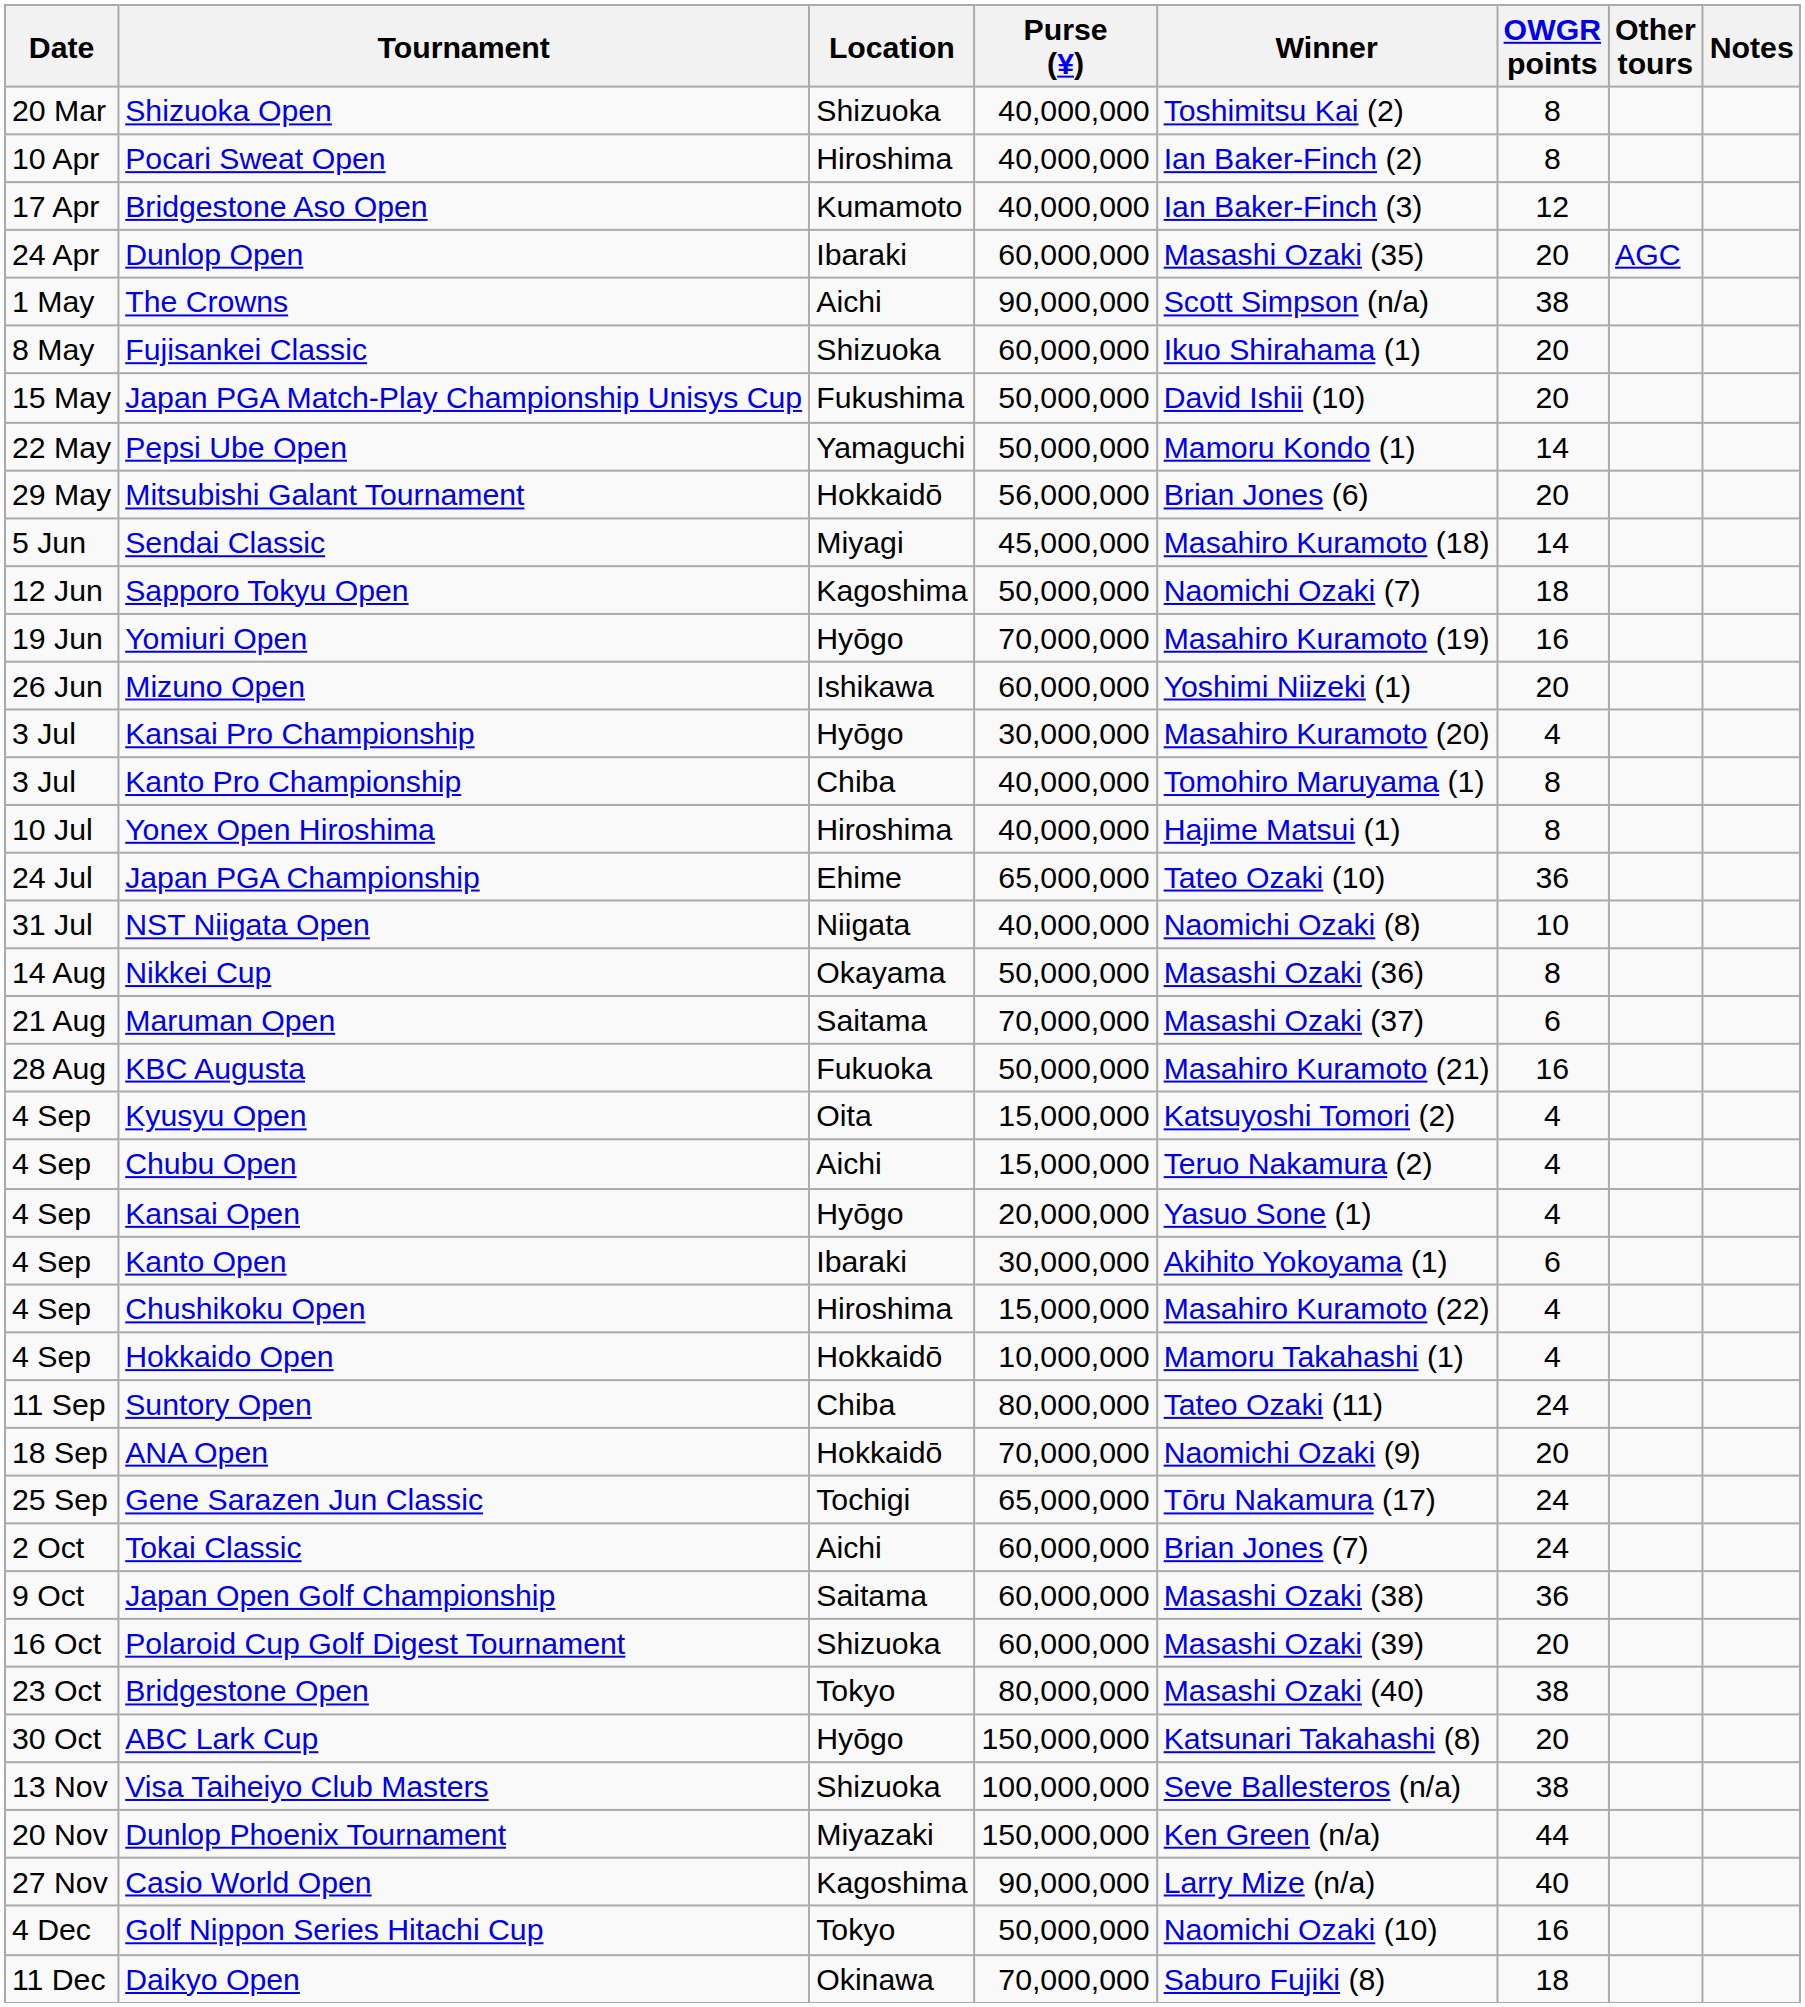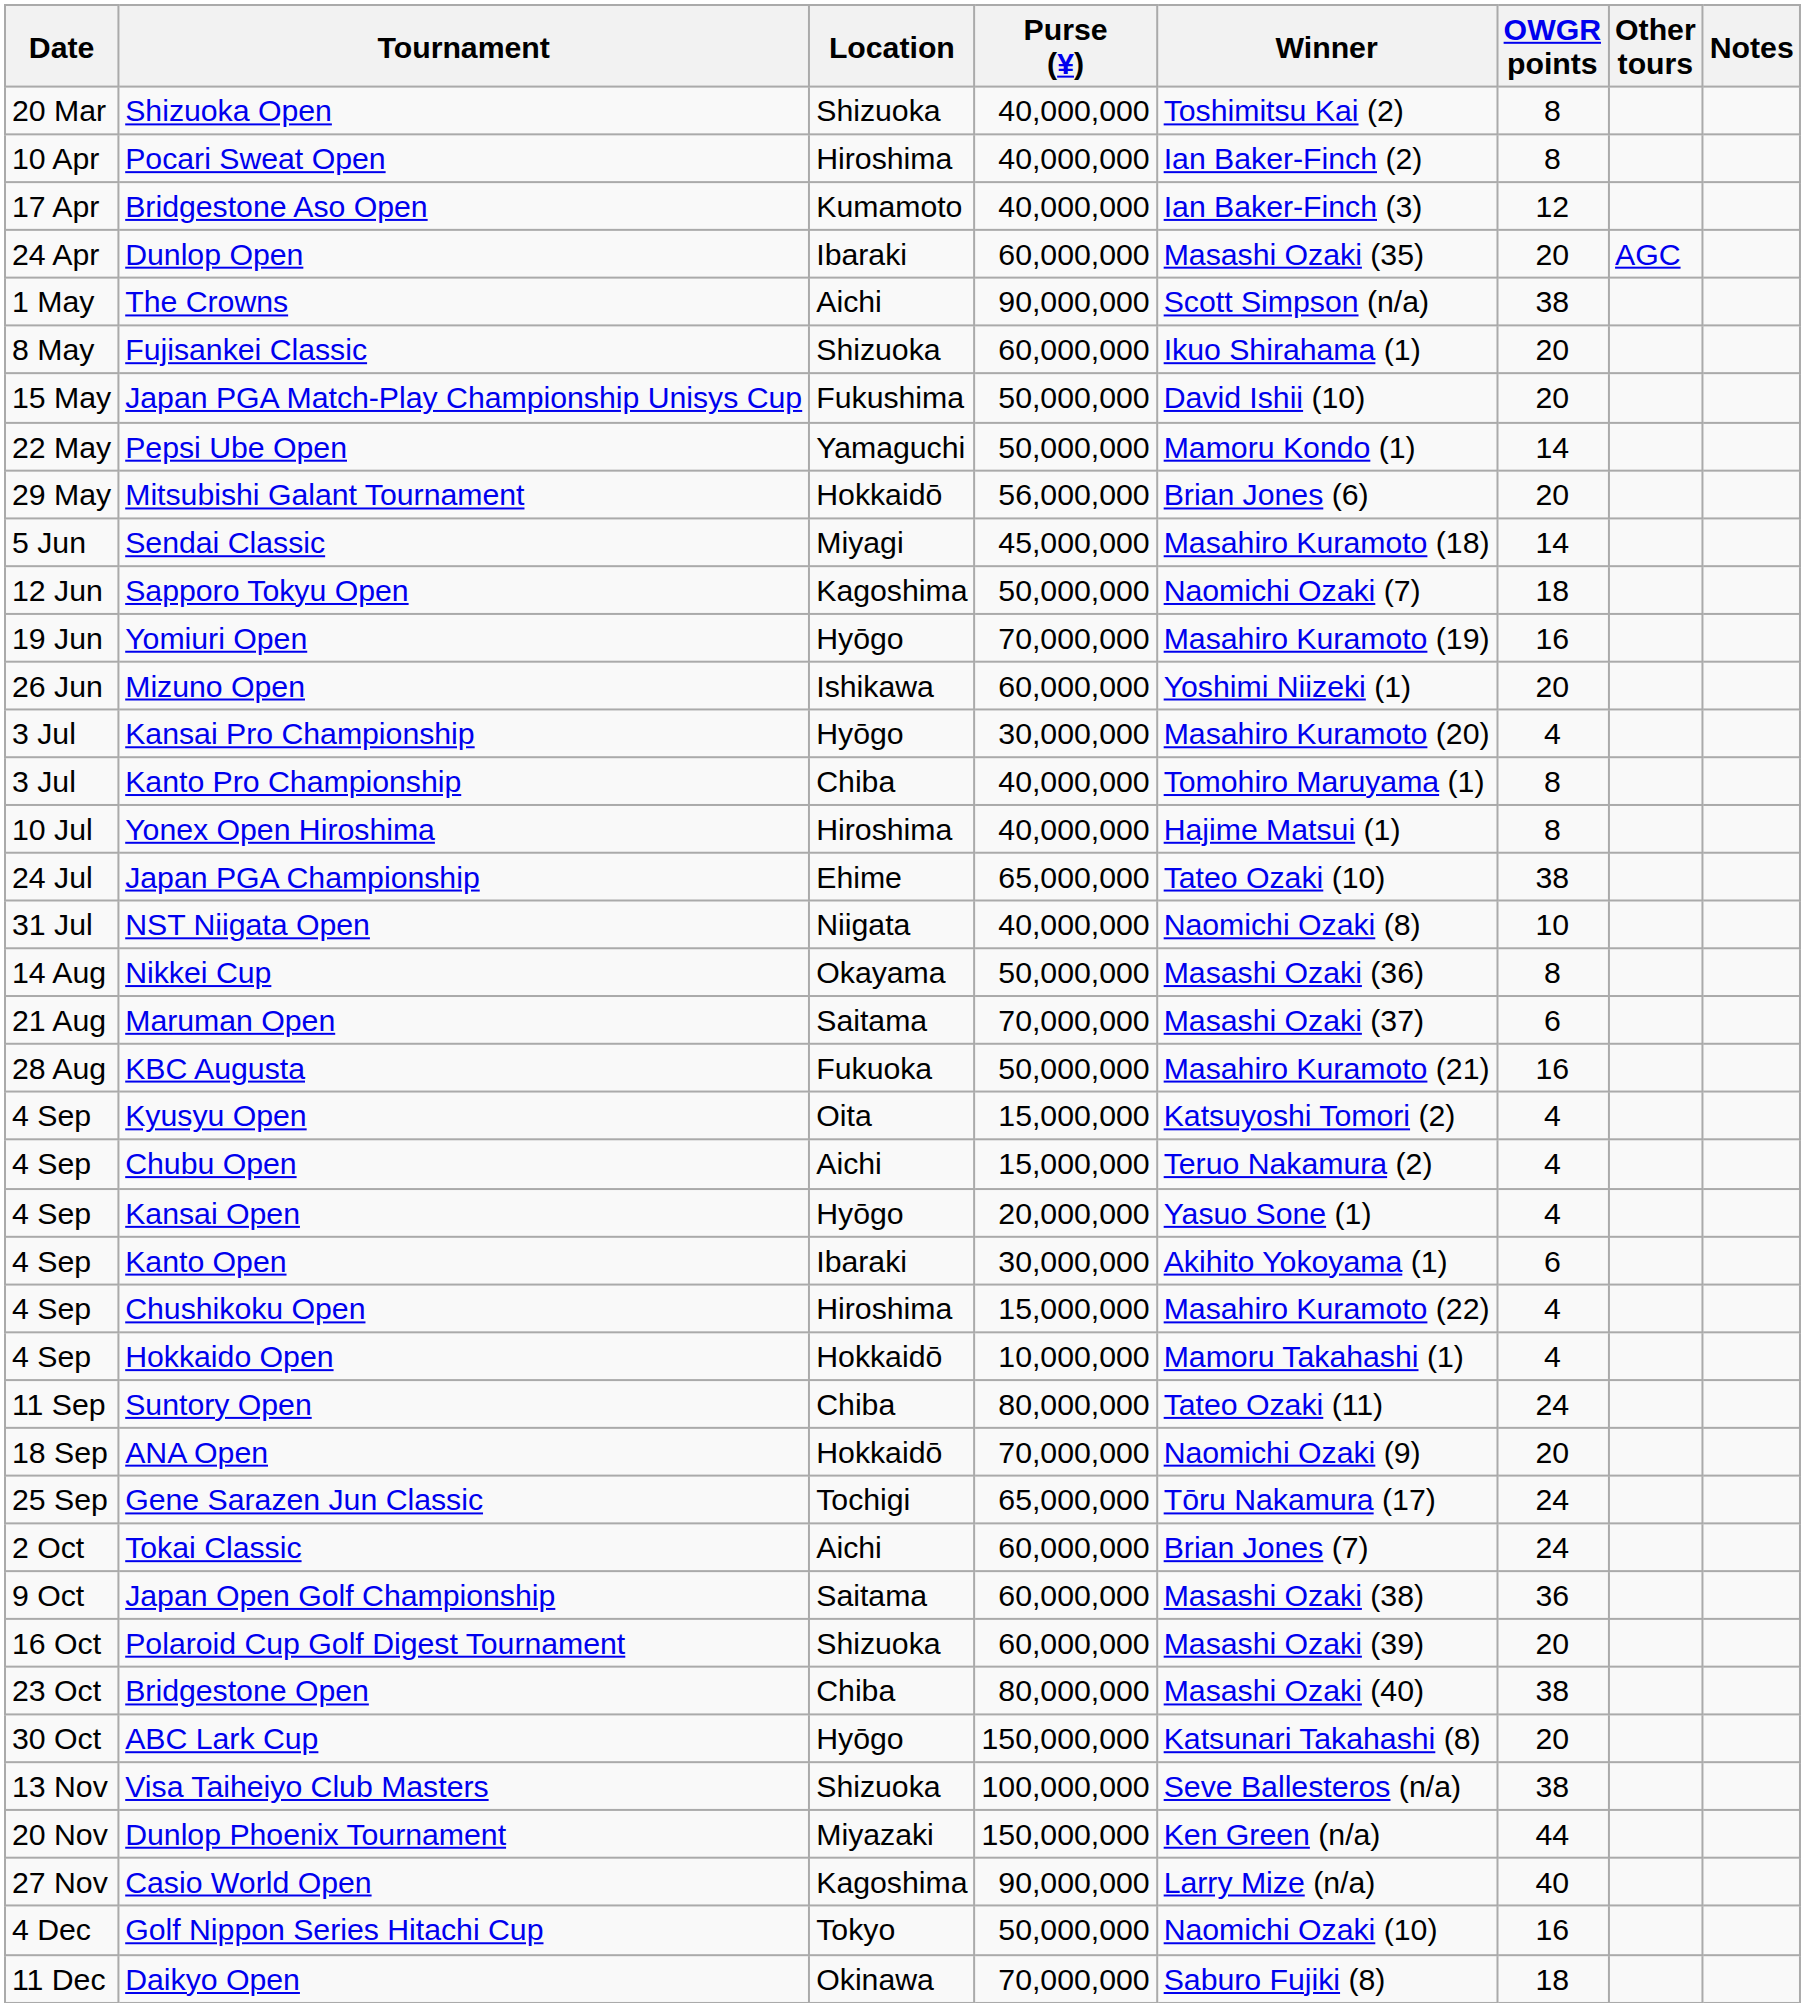(1552, 877) 36 -> (1552, 877) 38
(856, 1691) Tokyo -> (856, 1691) Chiba
